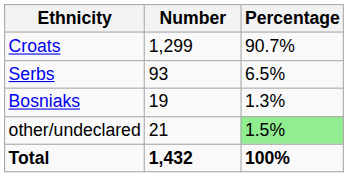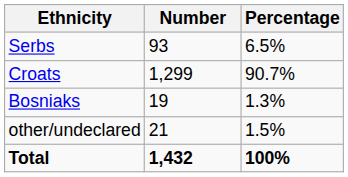rows swapped: (35, 46) <-> (32, 74)
(265, 130) lightgreen background -> (265, 130) no background
